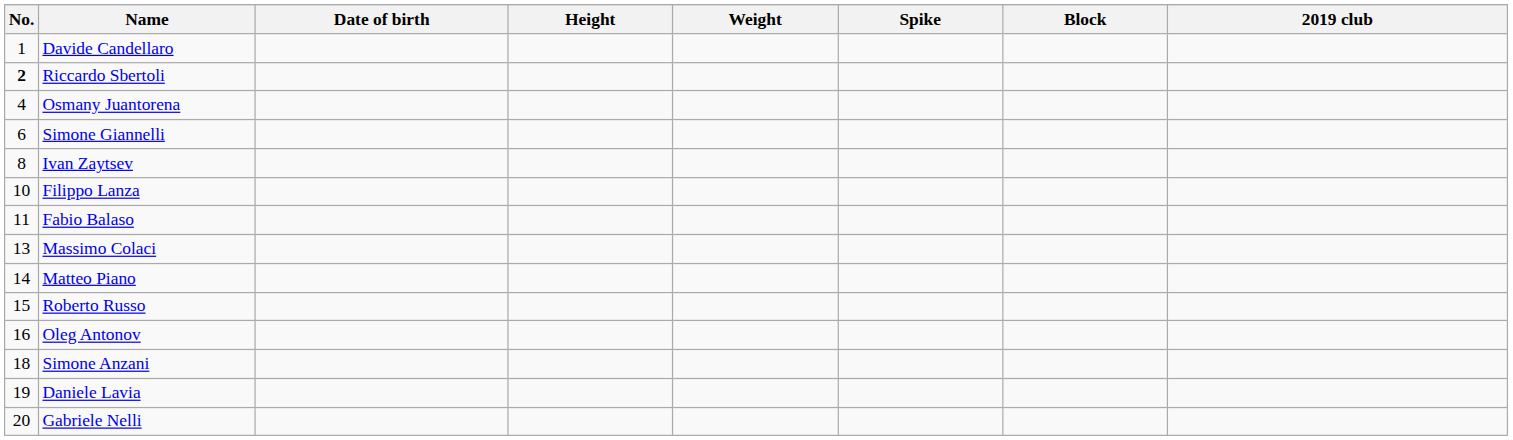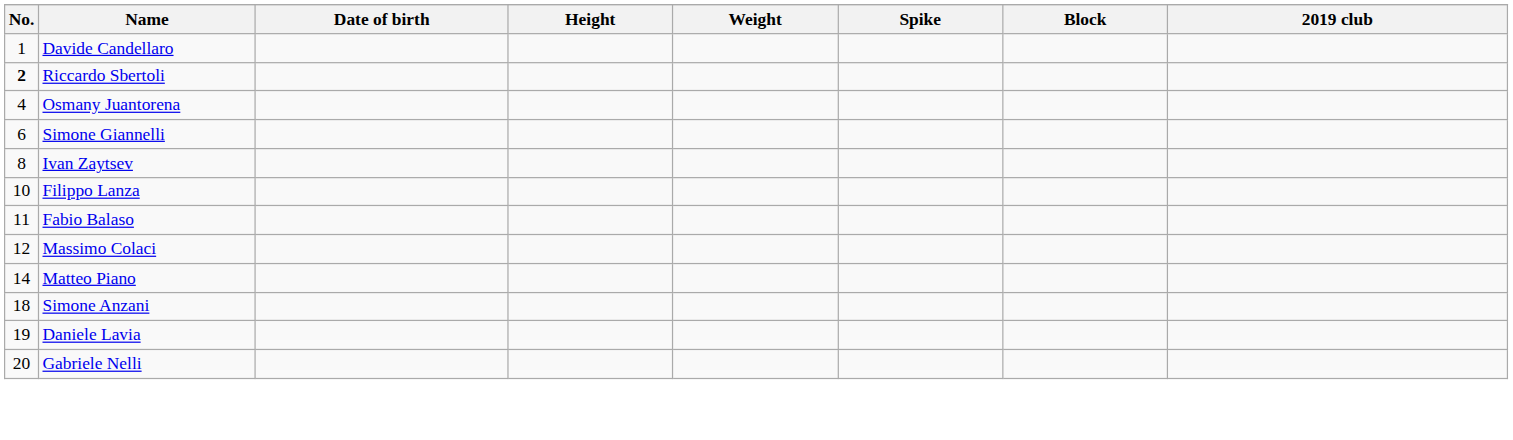(21, 249) 13 -> (21, 249) 12
- row: (94, 306)
- row: (92, 335)
